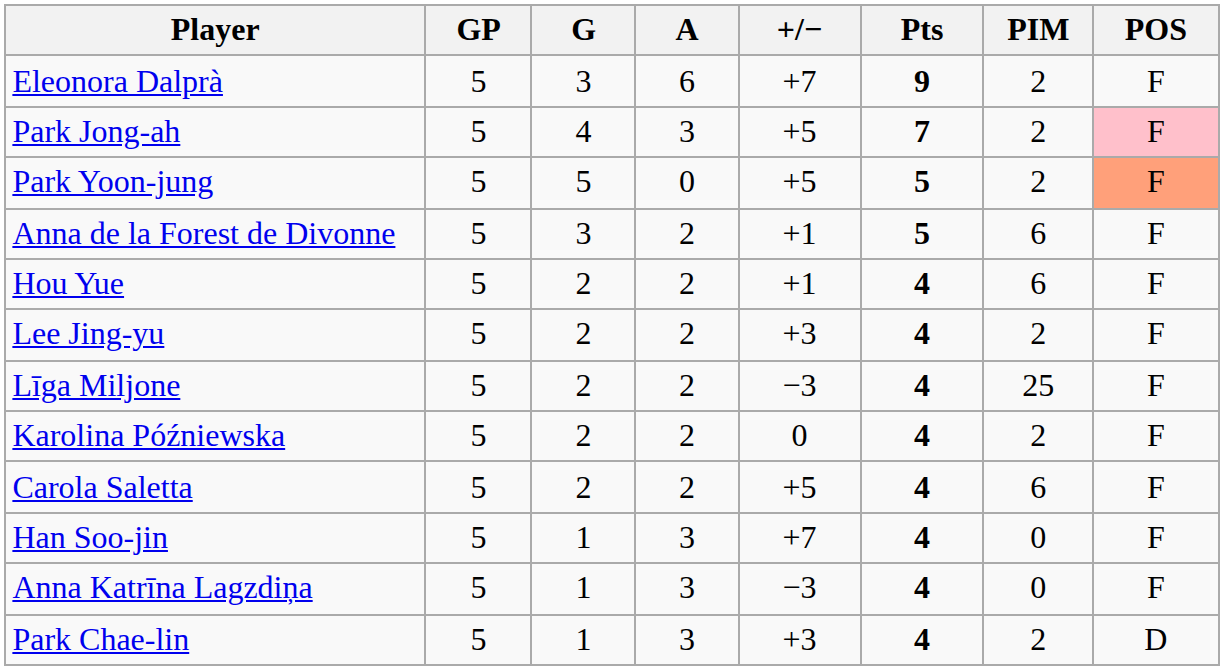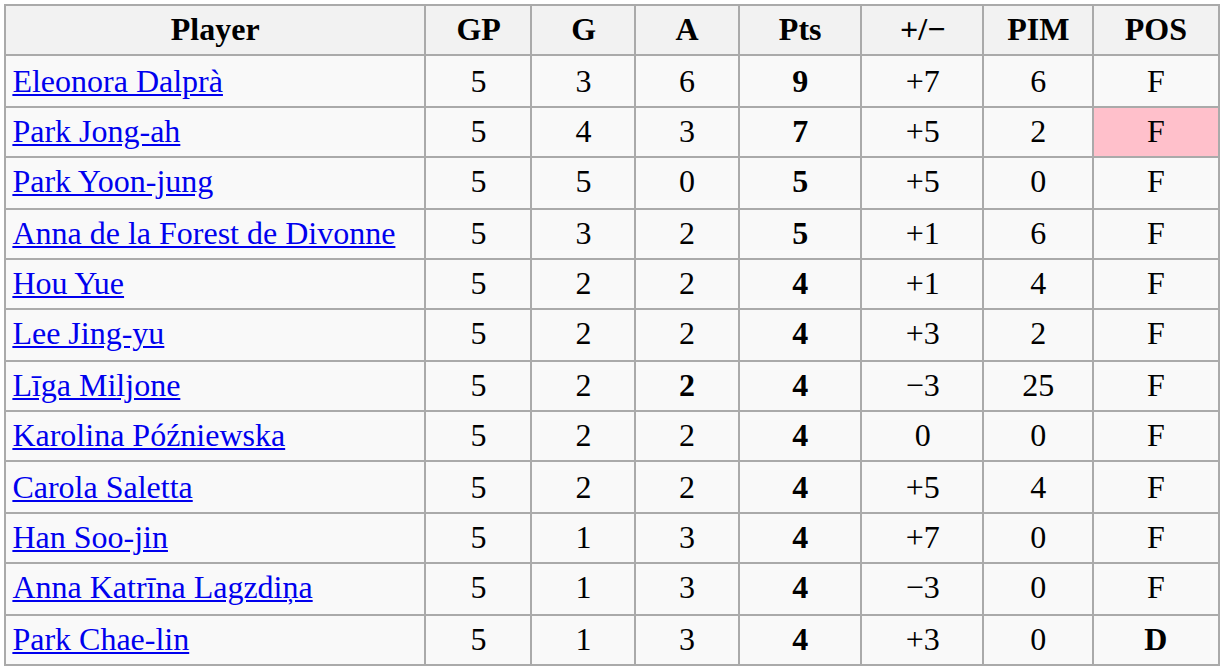columns swapped: (922, 29) <-> (800, 29)
(1038, 80) 2 -> (1038, 80) 6
(1038, 182) 2 -> (1038, 182) 0
(1156, 182) lightsalmon background -> (1156, 182) no background
(1038, 283) 6 -> (1038, 283) 4
(687, 385) normal -> (687, 385) bold
(1038, 435) 2 -> (1038, 435) 0
(1038, 486) 6 -> (1038, 486) 4
(1038, 638) 2 -> (1038, 638) 0
(1156, 638) normal -> (1156, 638) bold
